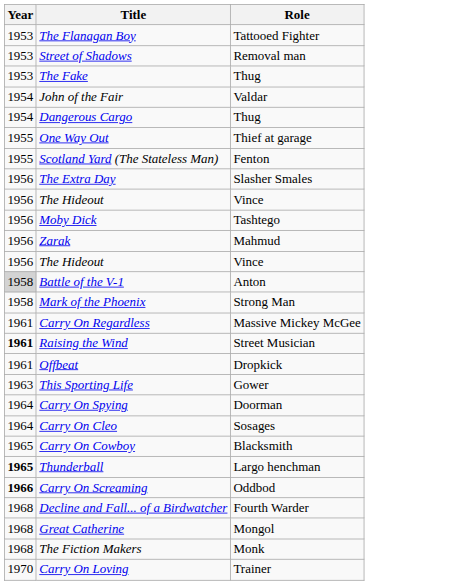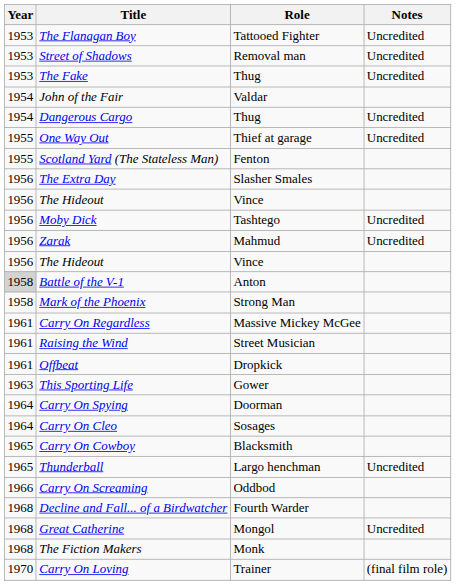+ column: (407, 14)
(20, 343) bold -> (20, 343) normal
(20, 466) bold -> (20, 466) normal
(20, 487) bold -> (20, 487) normal
